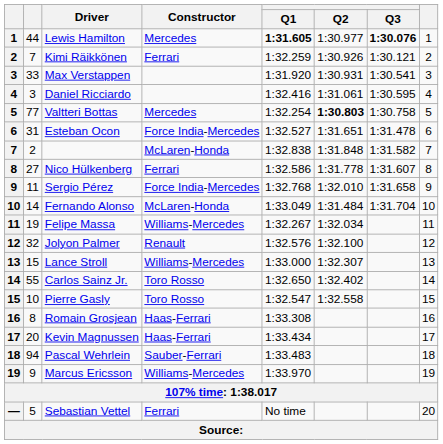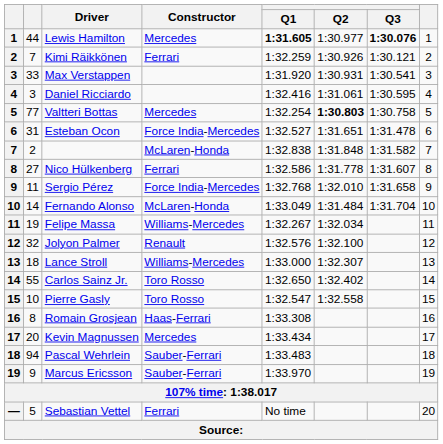(33, 261) 15 -> (33, 261) 18
(178, 336) Haas-Ferrari -> (170, 336) Mercedes
(194, 373) Williams-Mercedes -> (183, 373) Sauber-Ferrari
